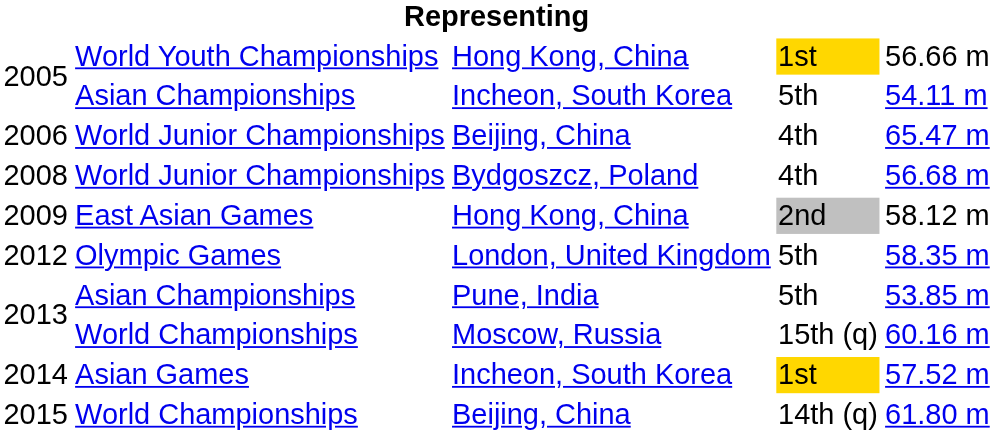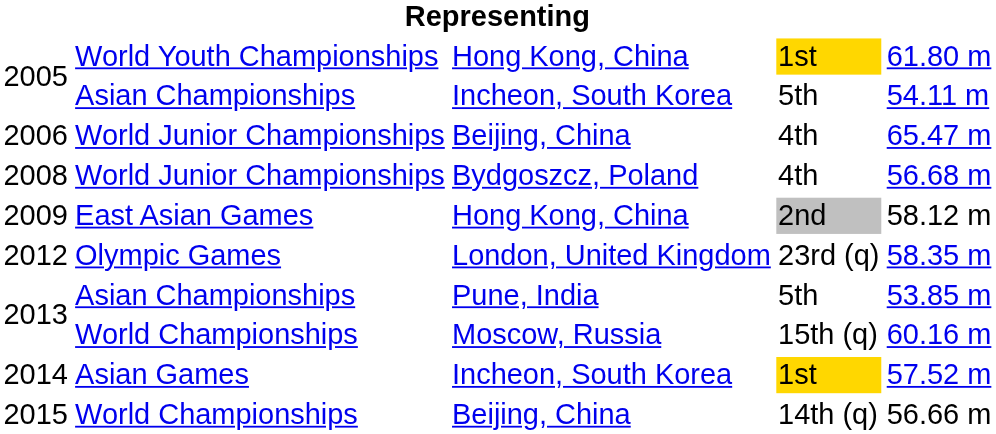(937, 56) 56.66 m -> (939, 56) 61.80 m
(798, 255) 5th -> (829, 255) 23rd (q)
(937, 414) 61.80 m -> (939, 414) 56.66 m
